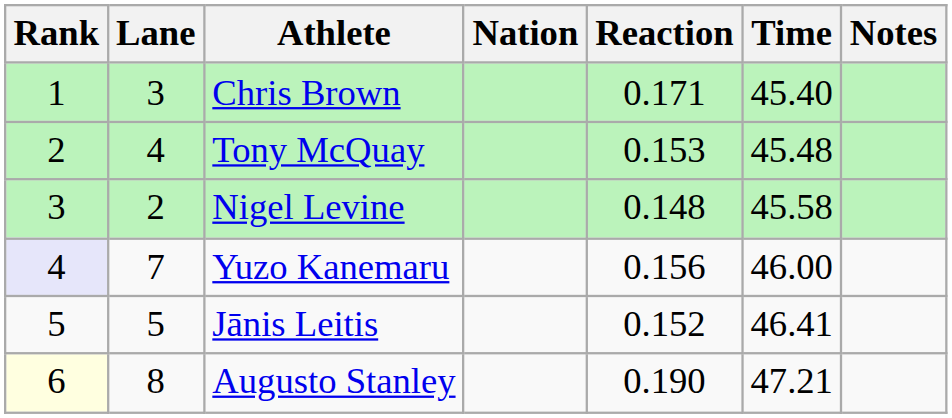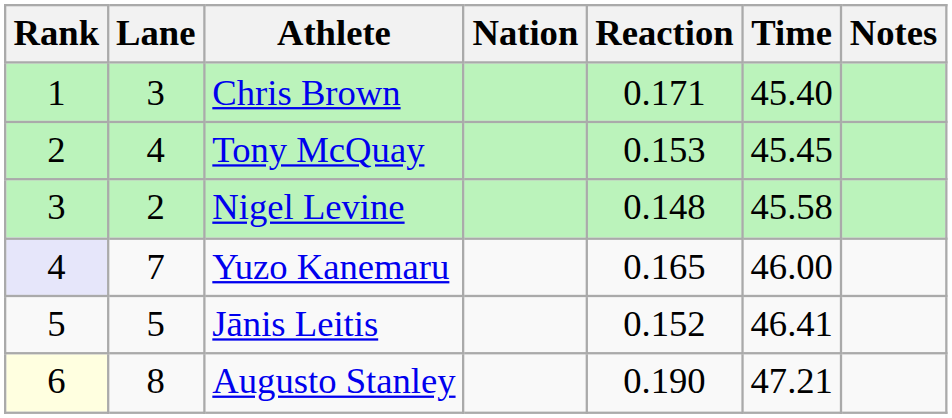(792, 149) 45.48 -> (792, 149) 45.45
(664, 265) 0.156 -> (664, 265) 0.165
